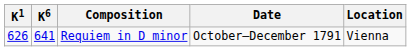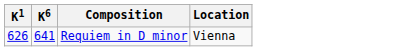- column: (267, 15)
